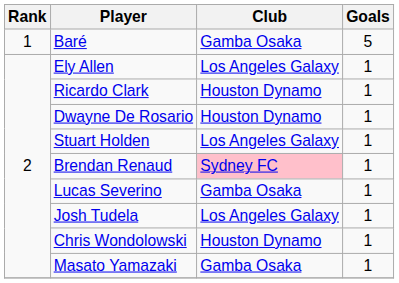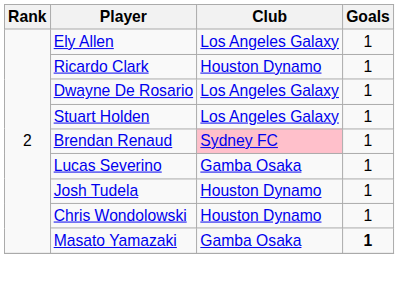- row: (70, 41)
(261, 116) Houston Dynamo -> (270, 91) Los Angeles Galaxy
(270, 215) Los Angeles Galaxy -> (261, 191) Houston Dynamo
(368, 265) normal -> (368, 240) bold
